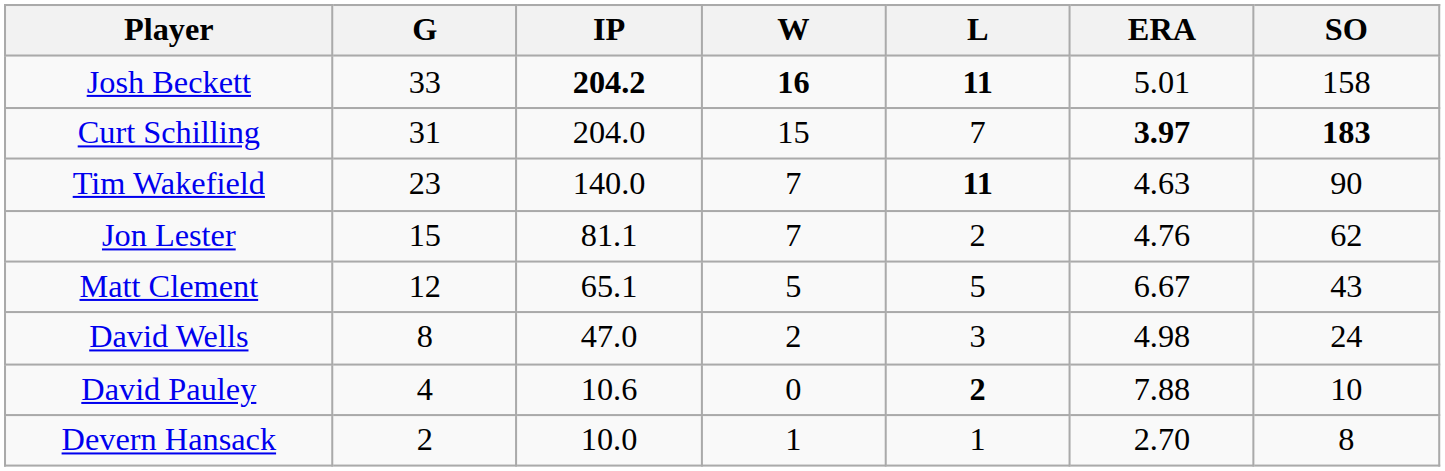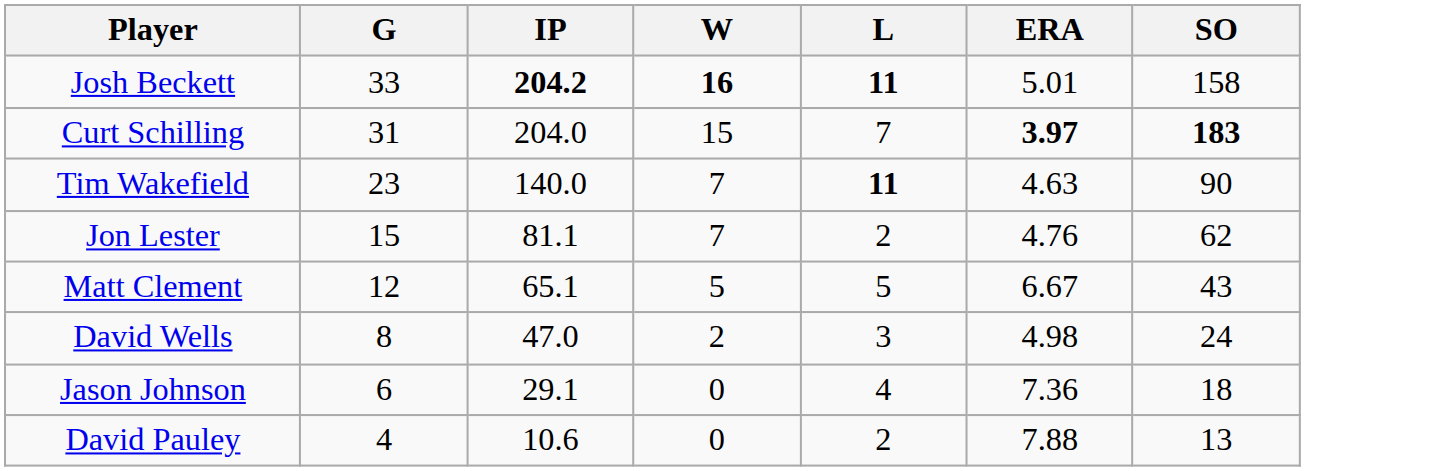+ row: (153, 388)
(978, 388) bold -> (883, 440) normal
(1346, 388) 10 -> (1216, 440) 13
- row: (169, 440)
